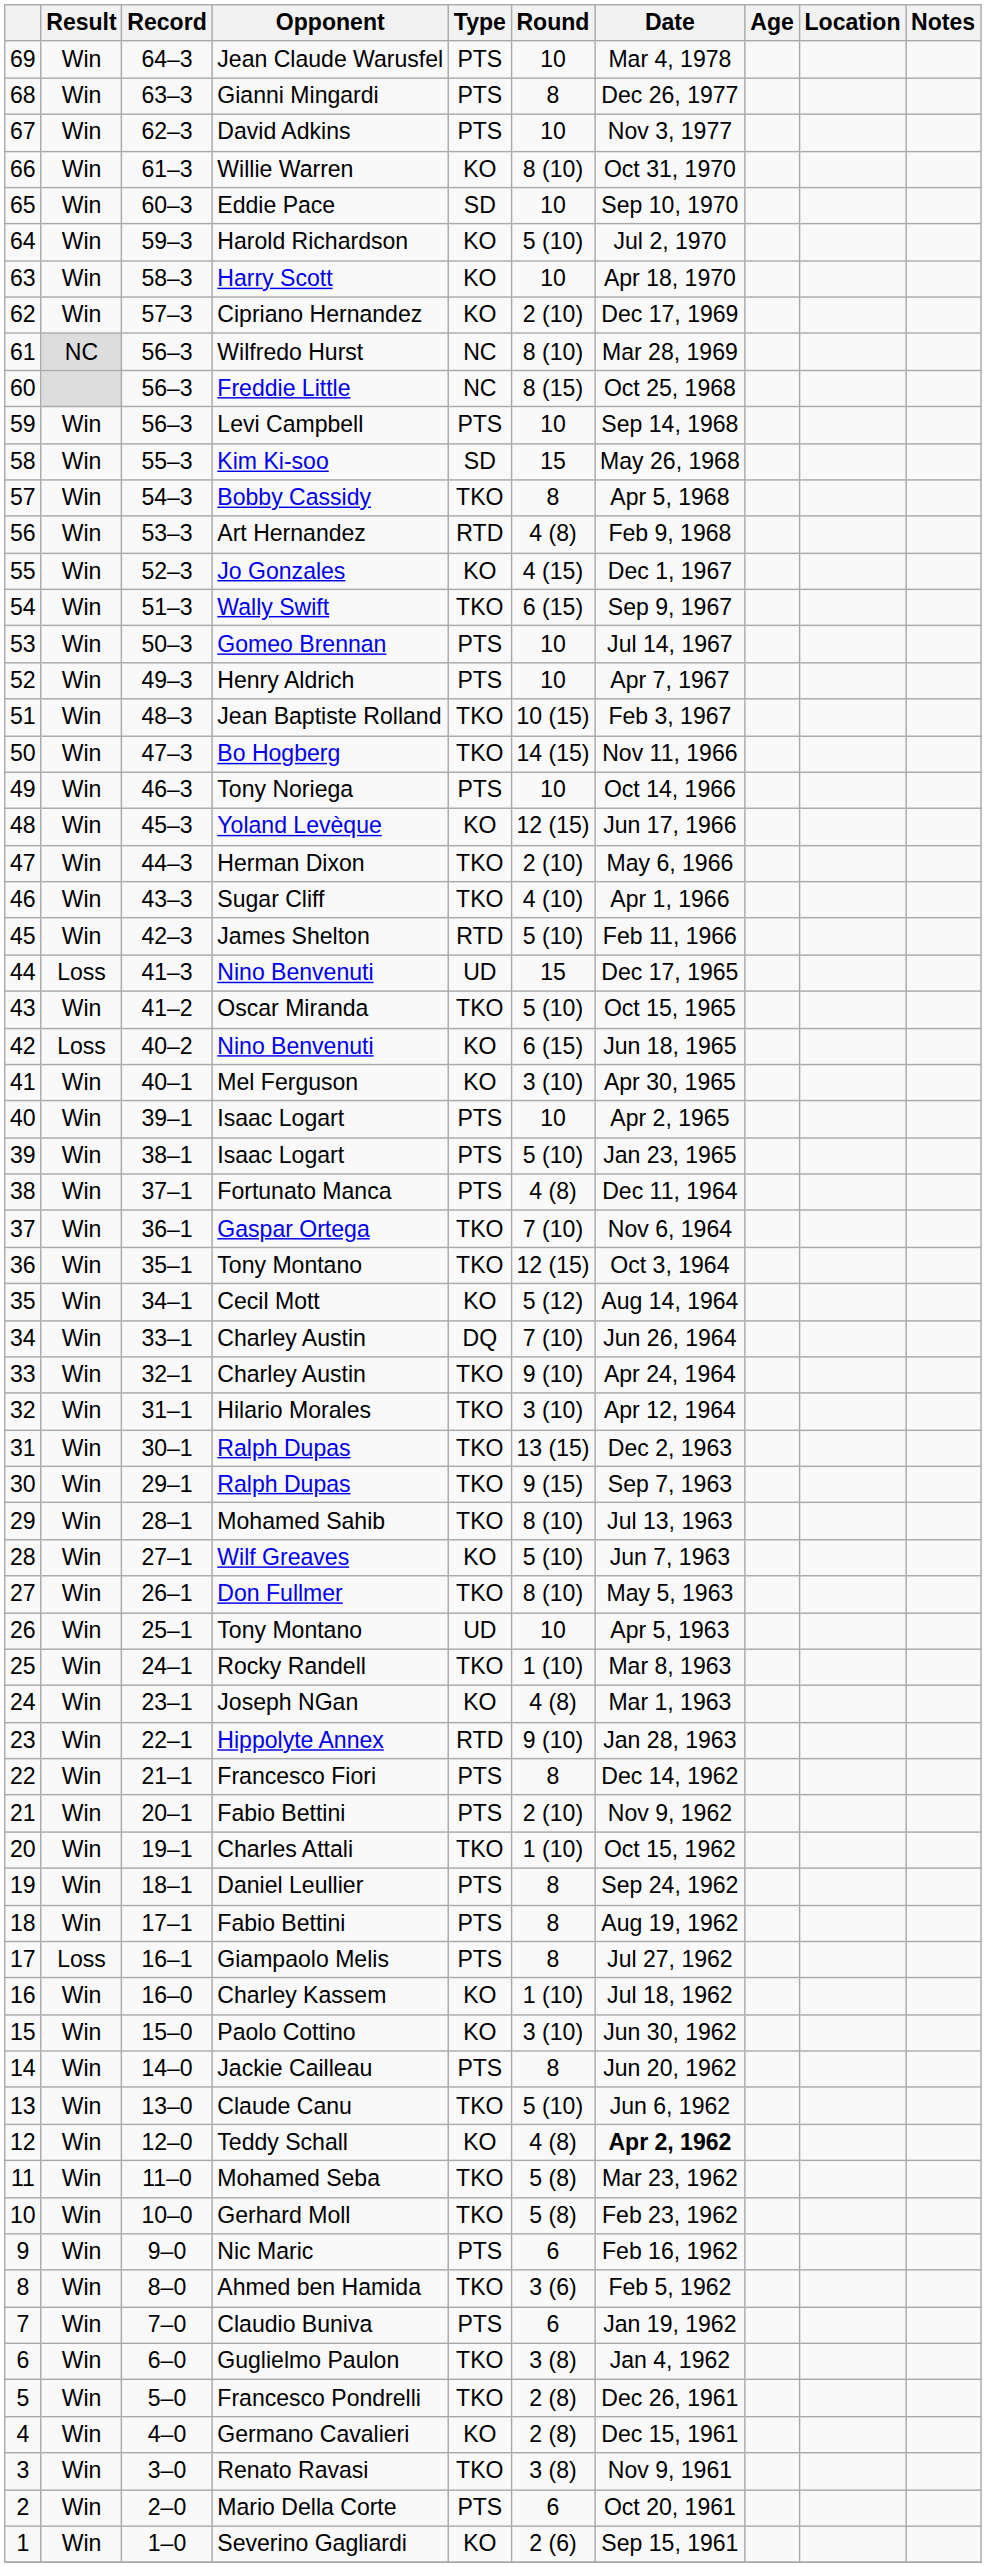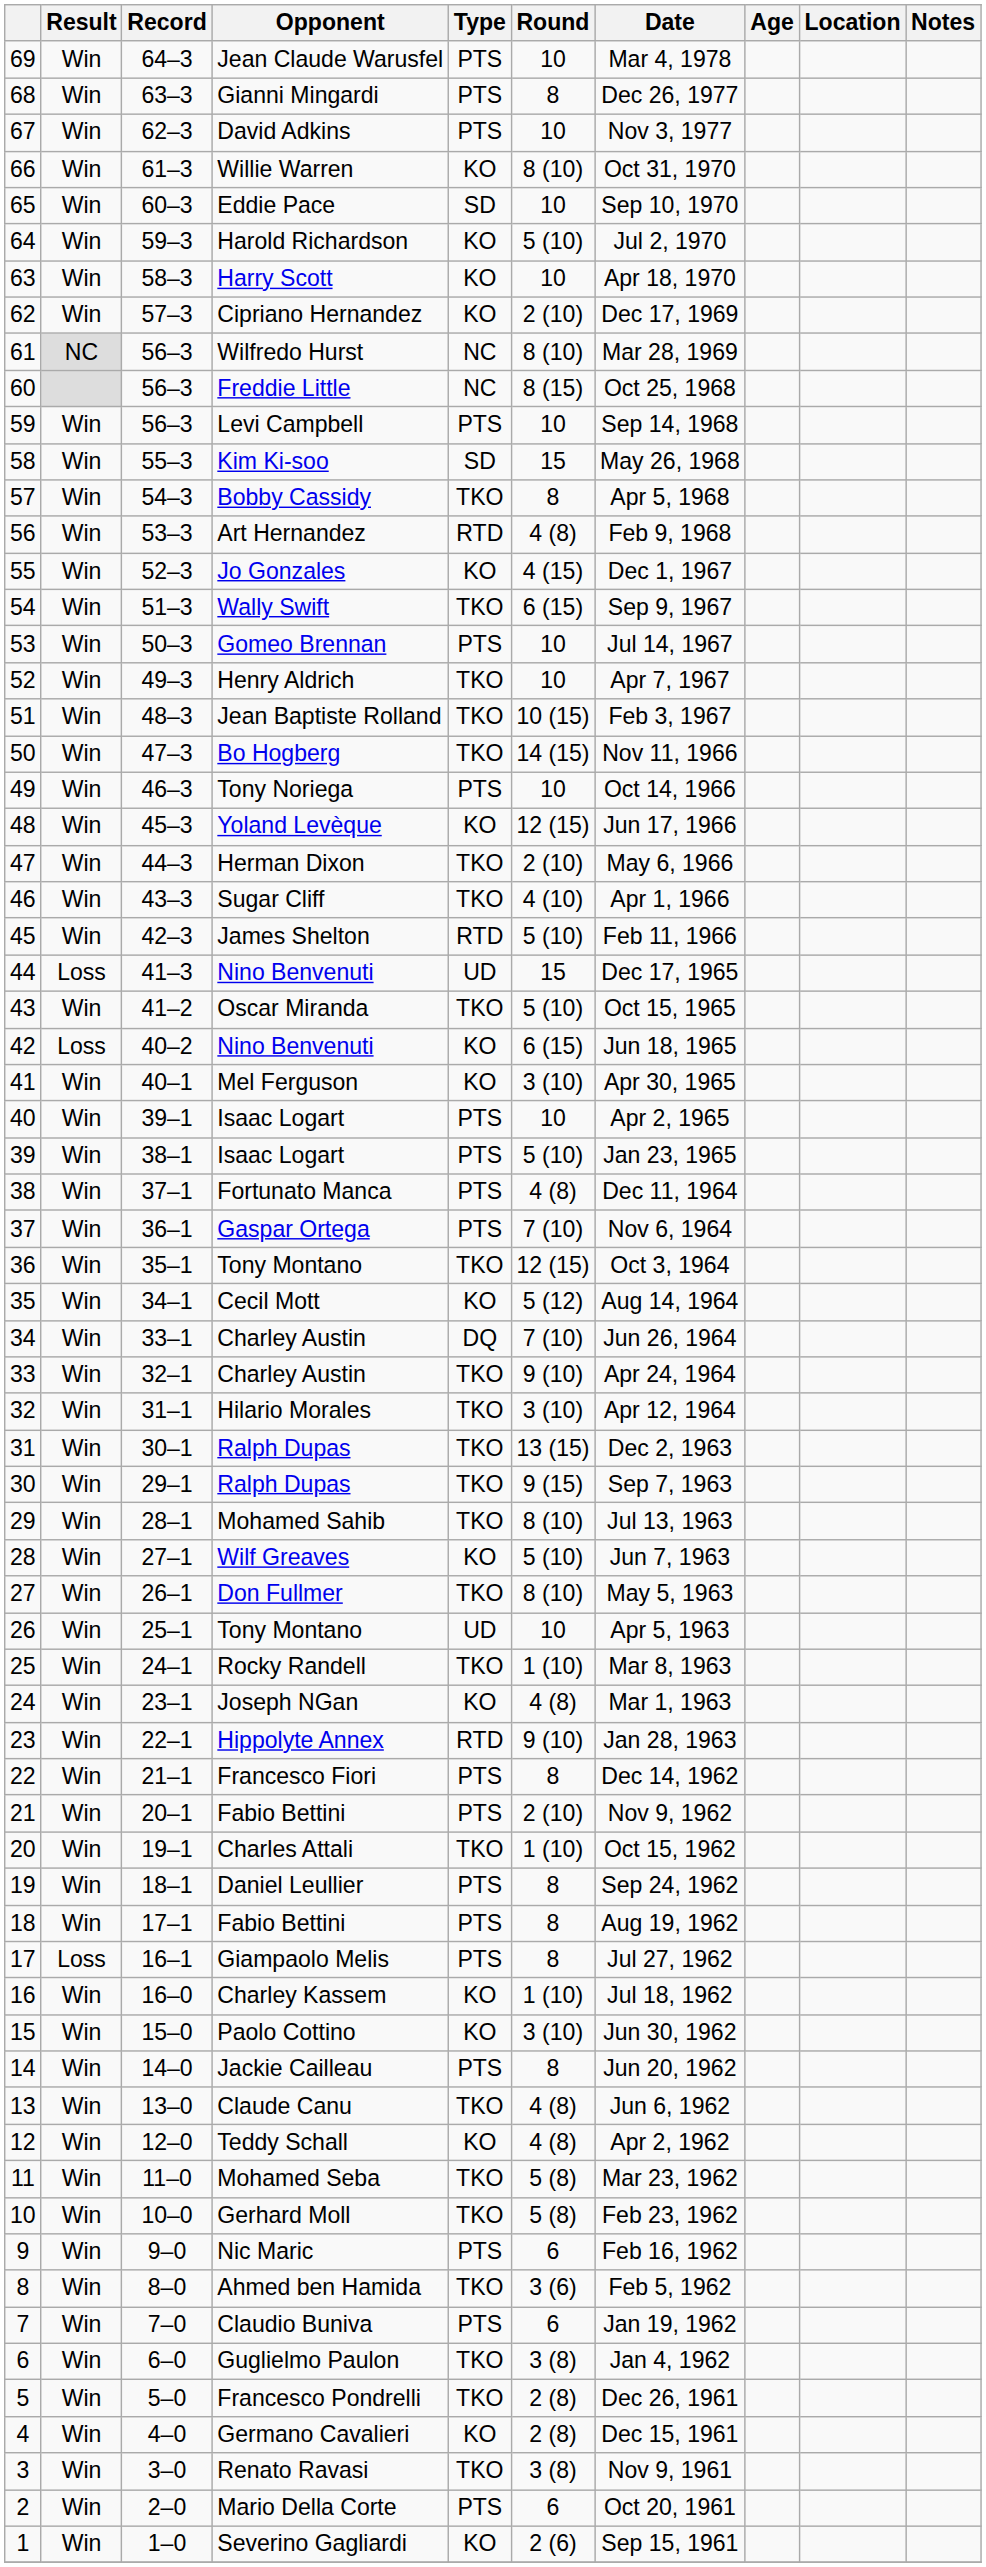(480, 680) PTS -> (480, 680) TKO
(480, 1228) TKO -> (480, 1228) PTS
(553, 2105) 5 (10) -> (553, 2105) 4 (8)
(670, 2142) bold -> (670, 2142) normal
